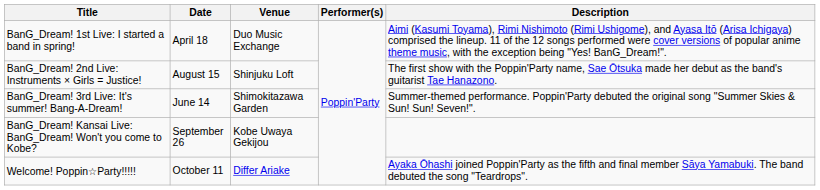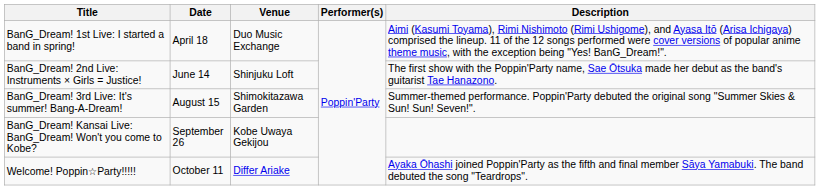(196, 74) August 15 -> (191, 74) June 14
(191, 103) June 14 -> (196, 103) August 15
